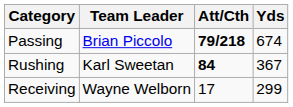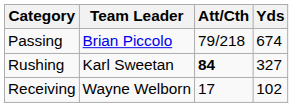(222, 41) bold -> (222, 41) normal
(269, 65) 367 -> (269, 65) 327
(269, 89) 299 -> (269, 89) 102
